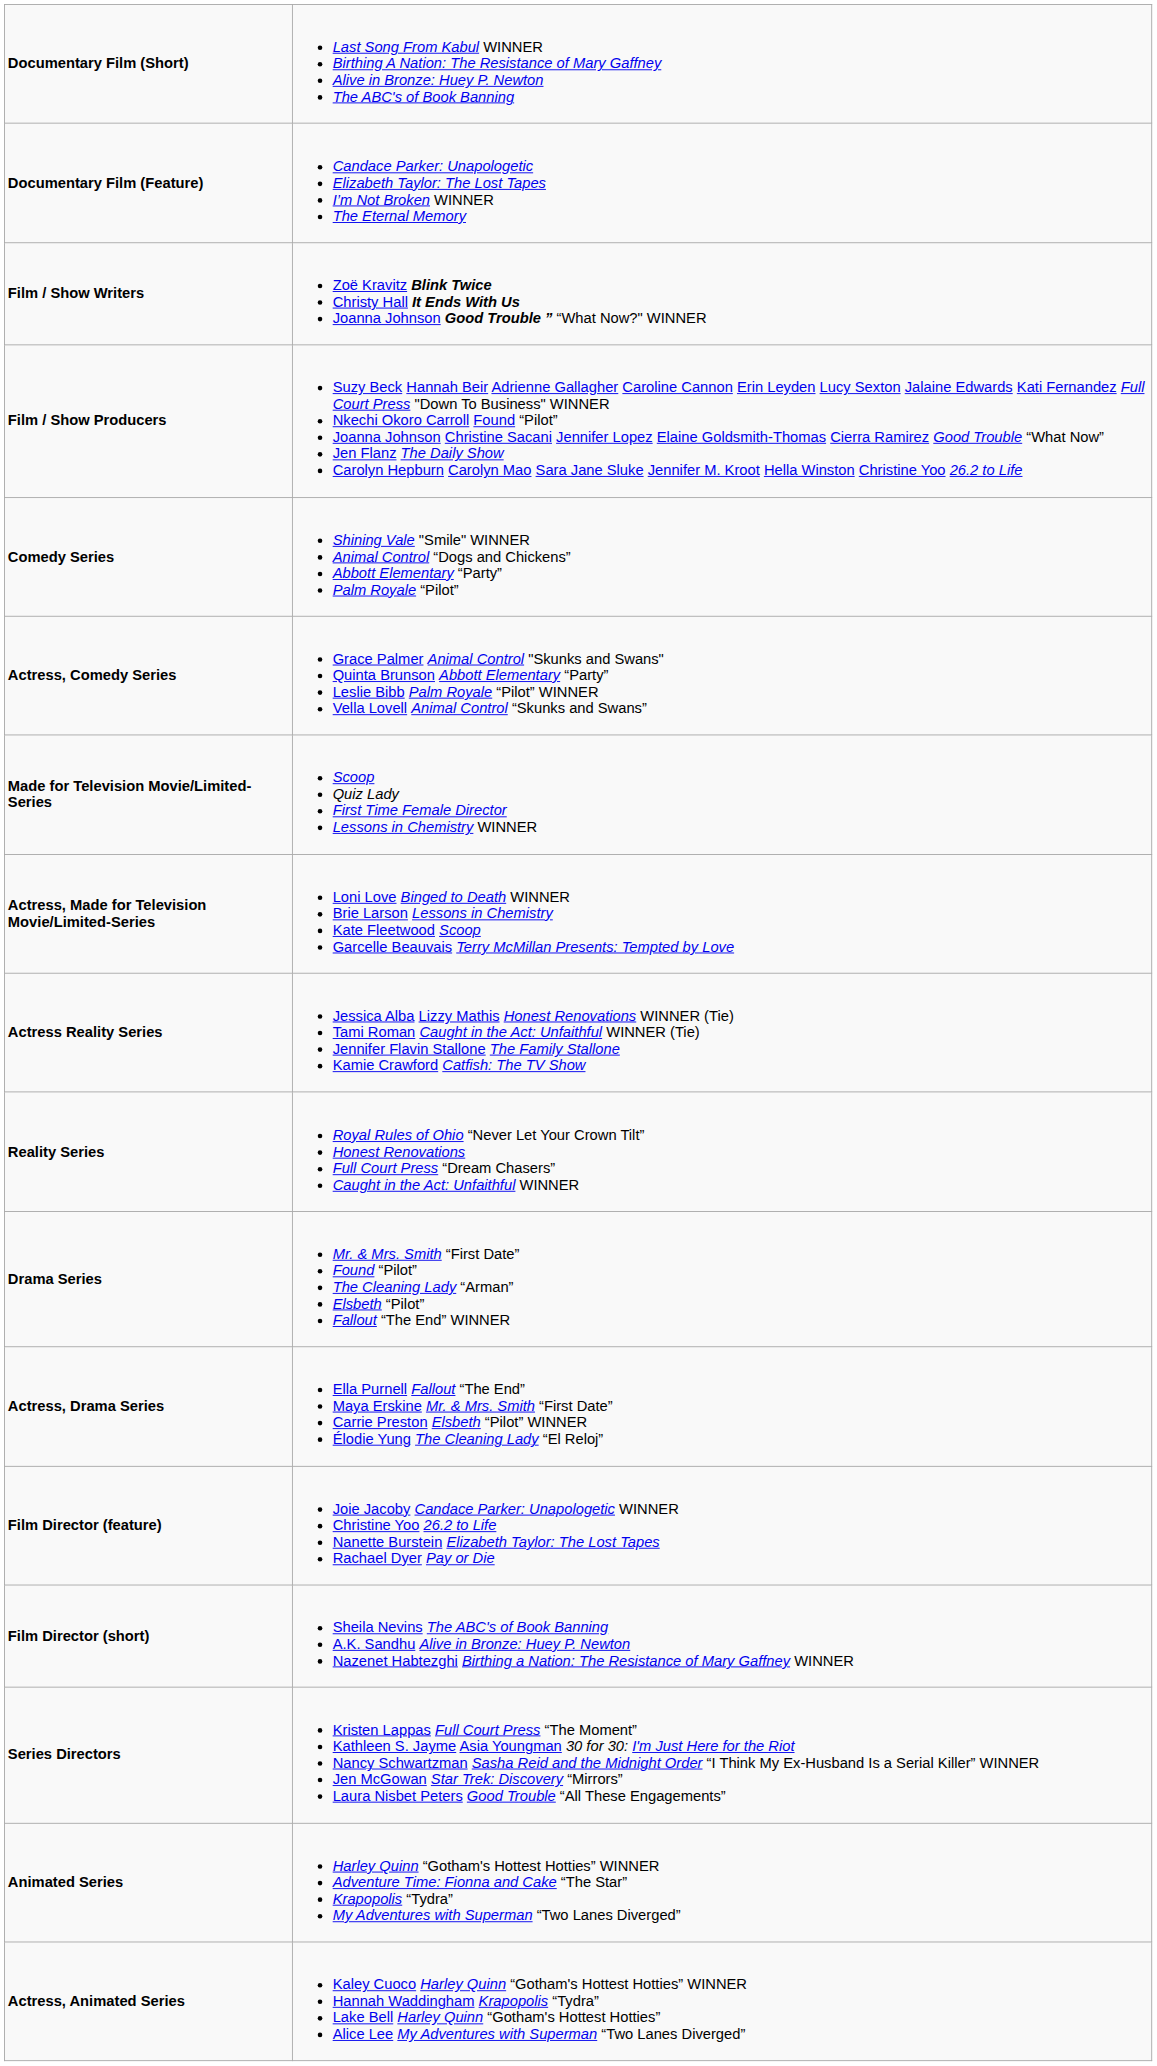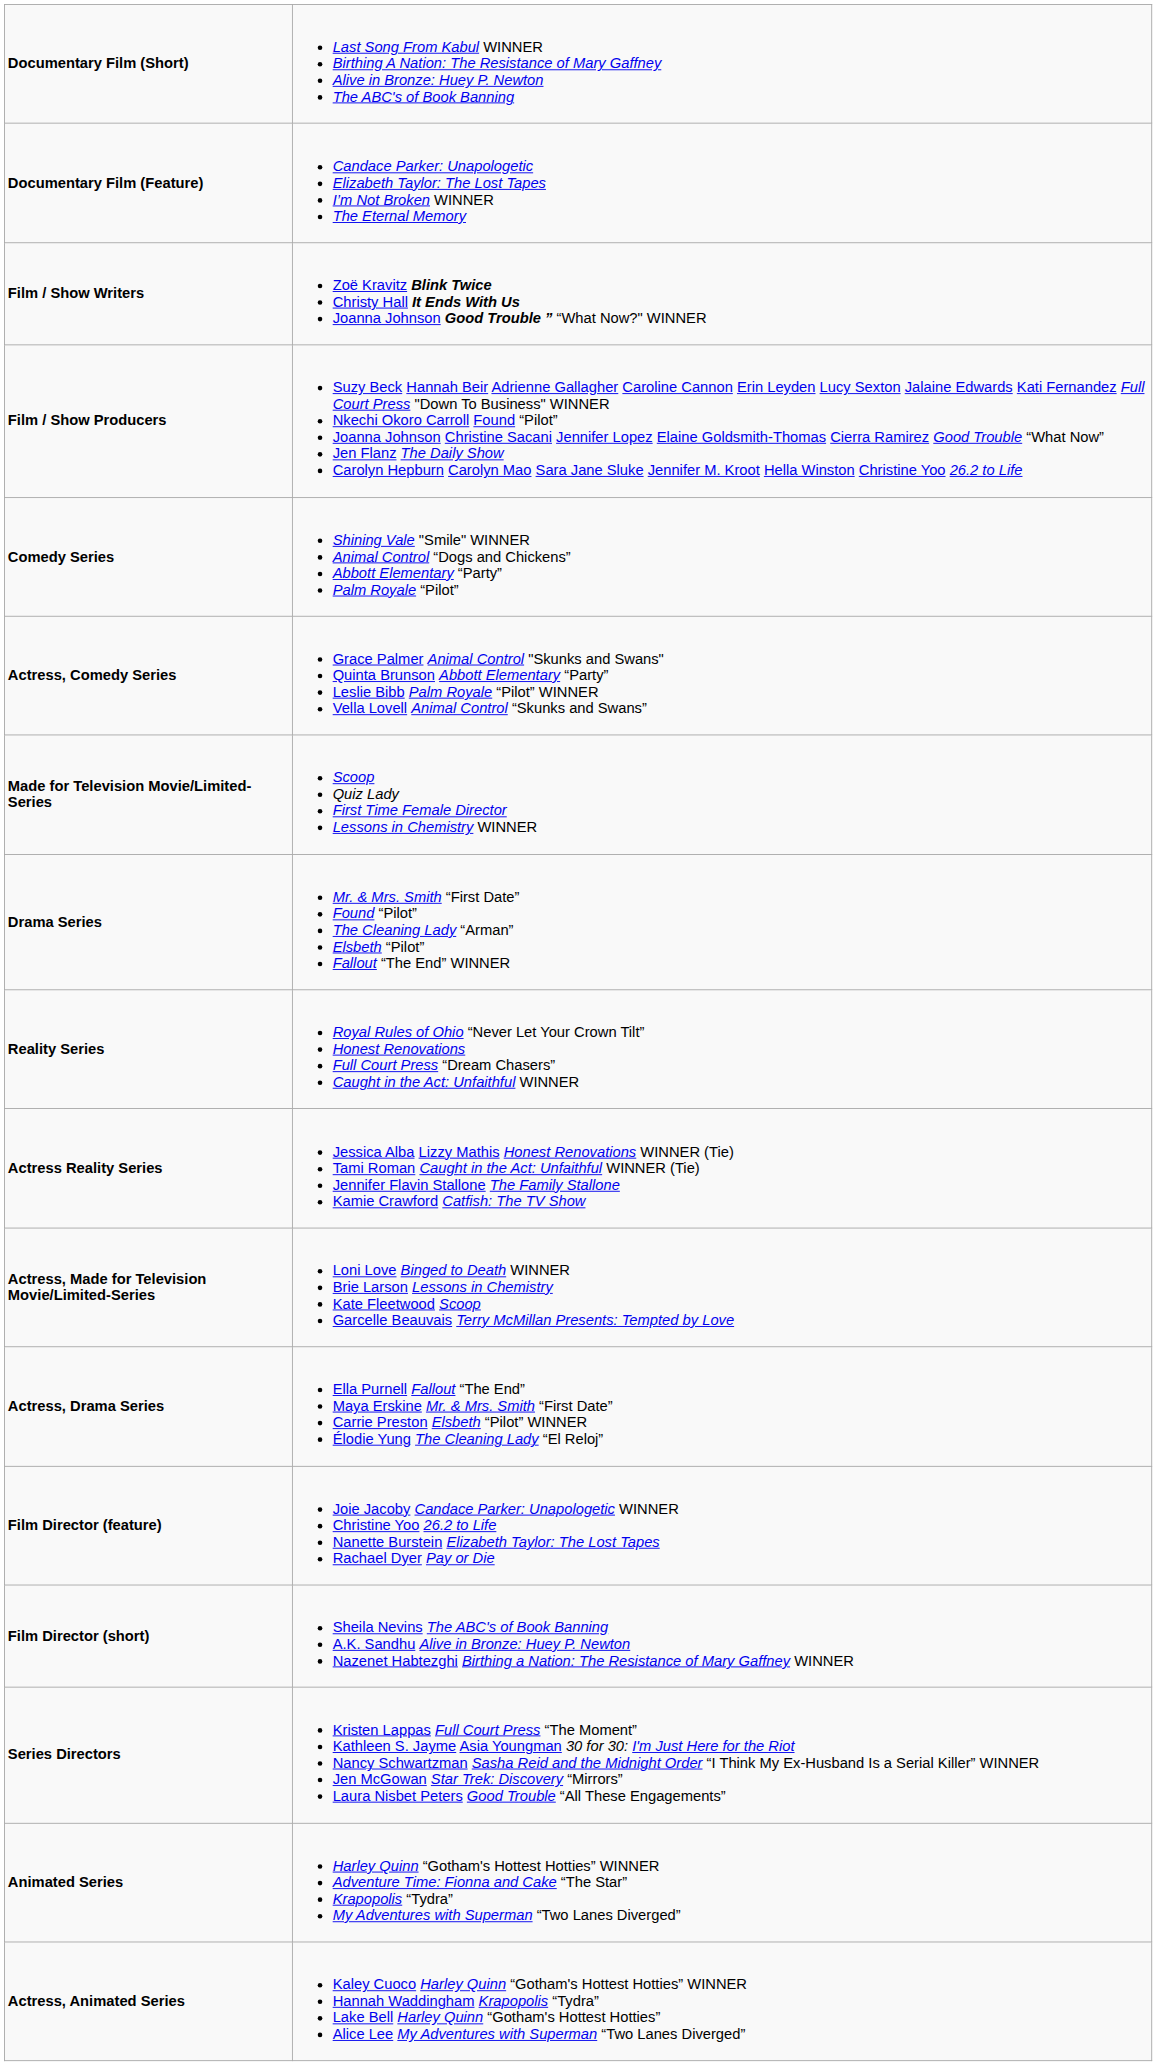rows swapped: (107, 913) <-> (55, 1279)
rows swapped: (56, 1151) <-> (85, 1032)
